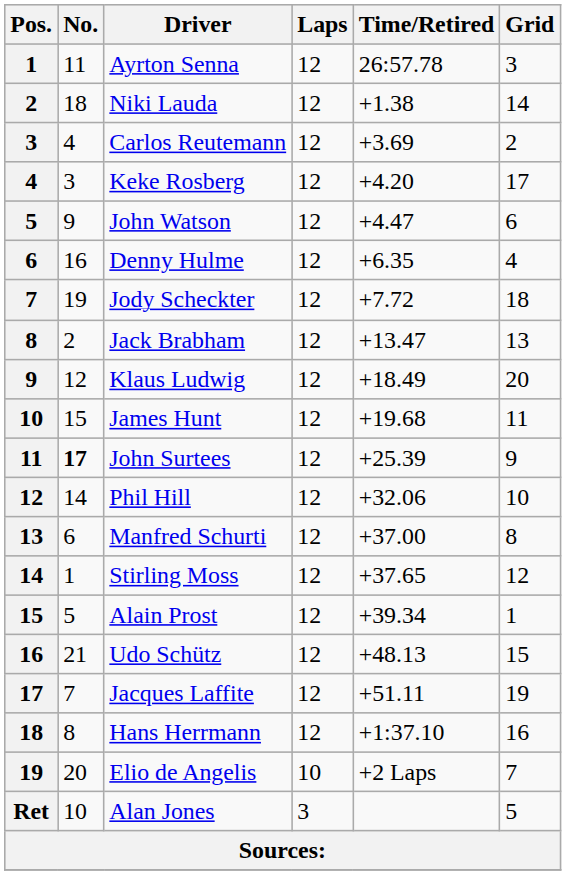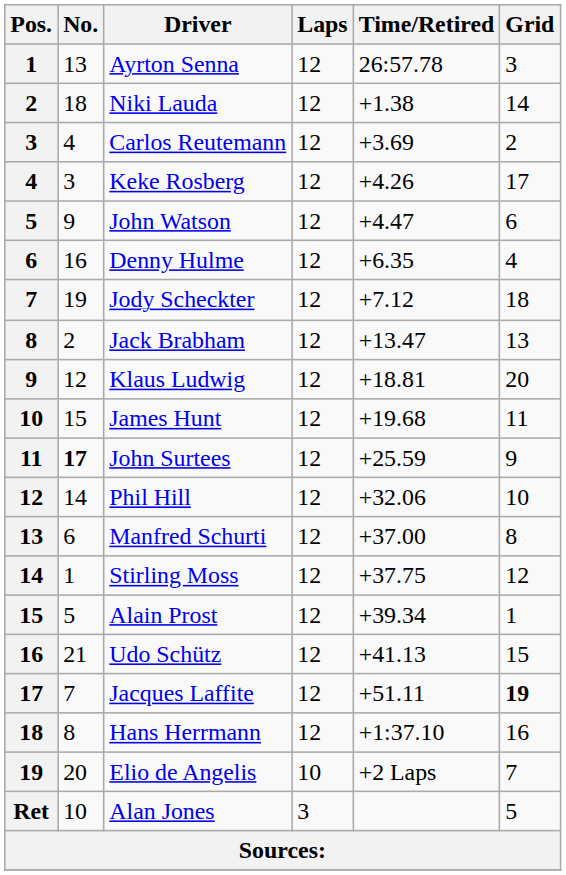(75, 63) 11 -> (75, 63) 13
(386, 181) +4.20 -> (386, 181) +4.26
(386, 299) +7.72 -> (386, 299) +7.12
(392, 378) +18.49 -> (392, 378) +18.81
(392, 457) +25.39 -> (392, 457) +25.59
(392, 575) +37.65 -> (392, 575) +37.75
(392, 653) +48.13 -> (392, 653) +41.13
(517, 693) normal -> (517, 693) bold
